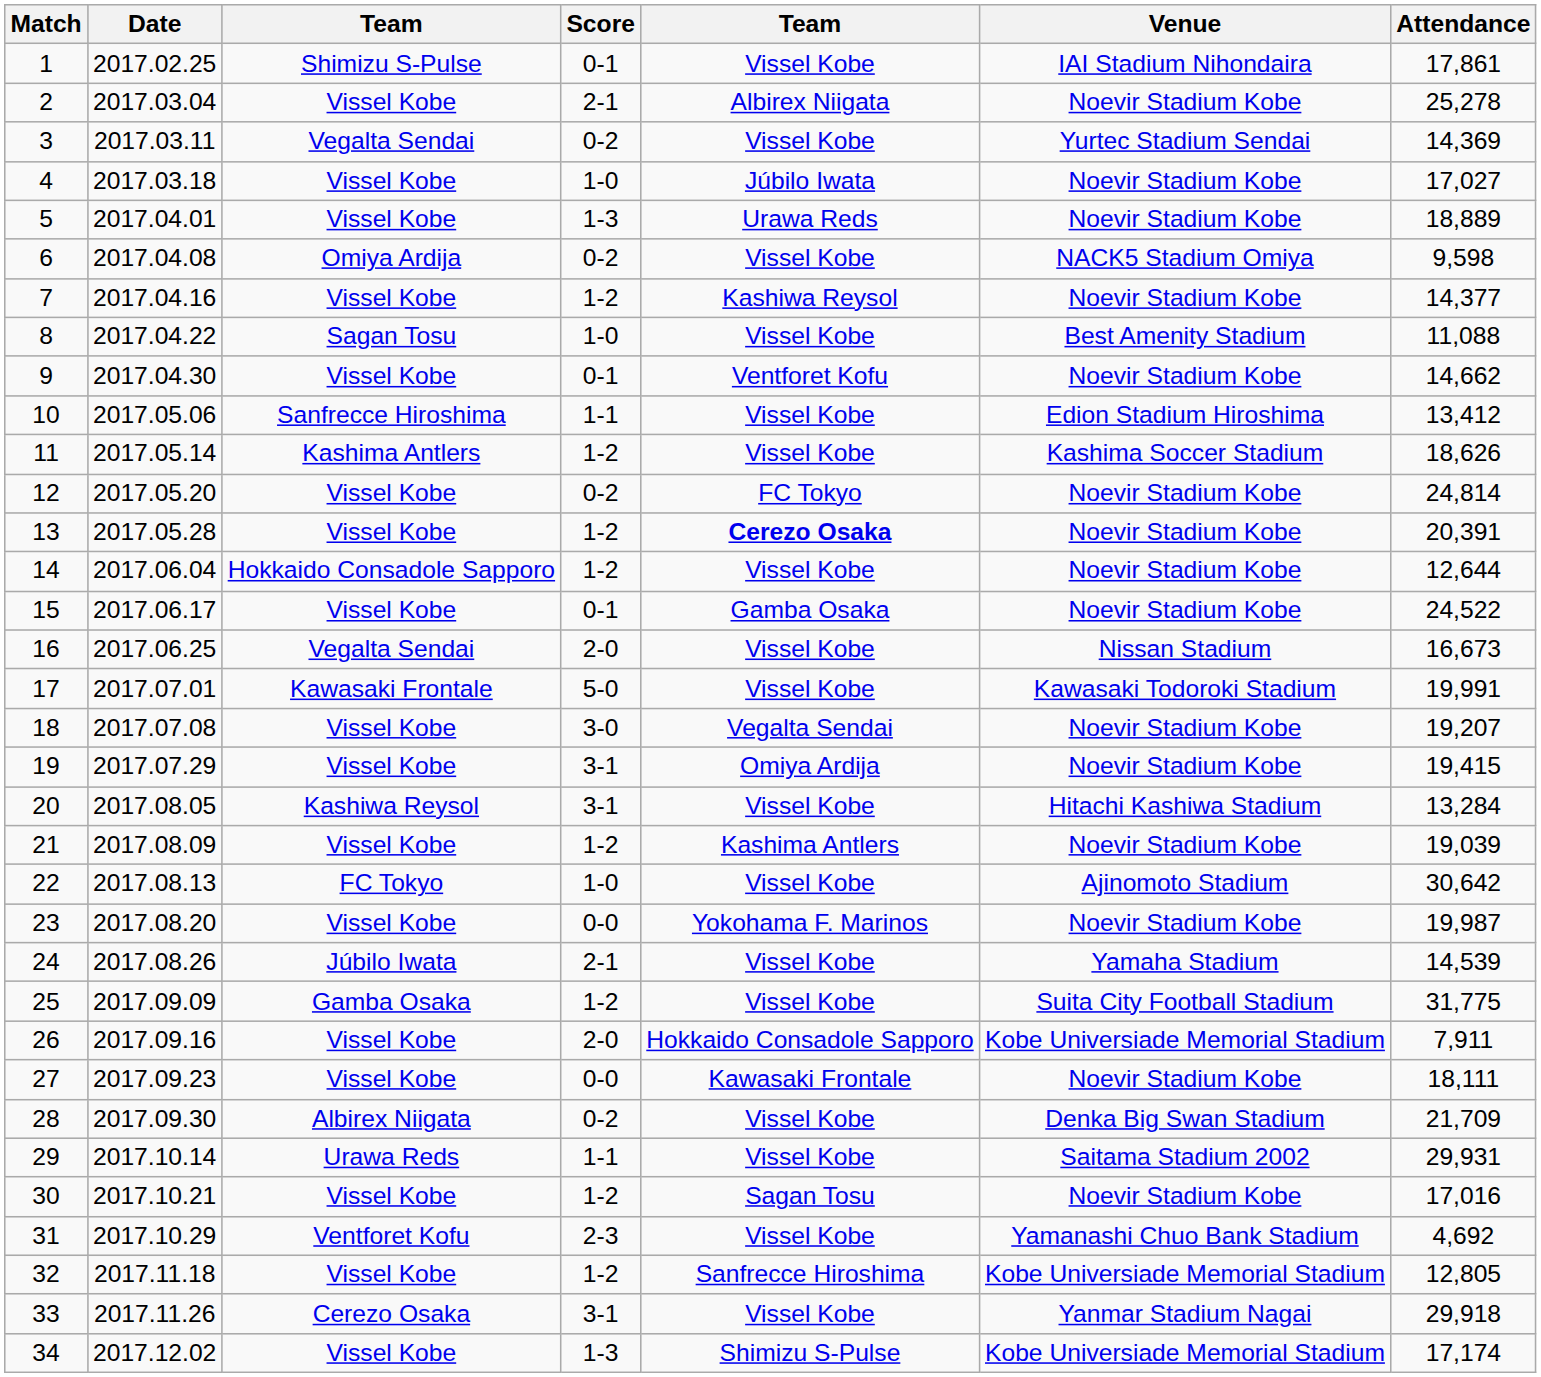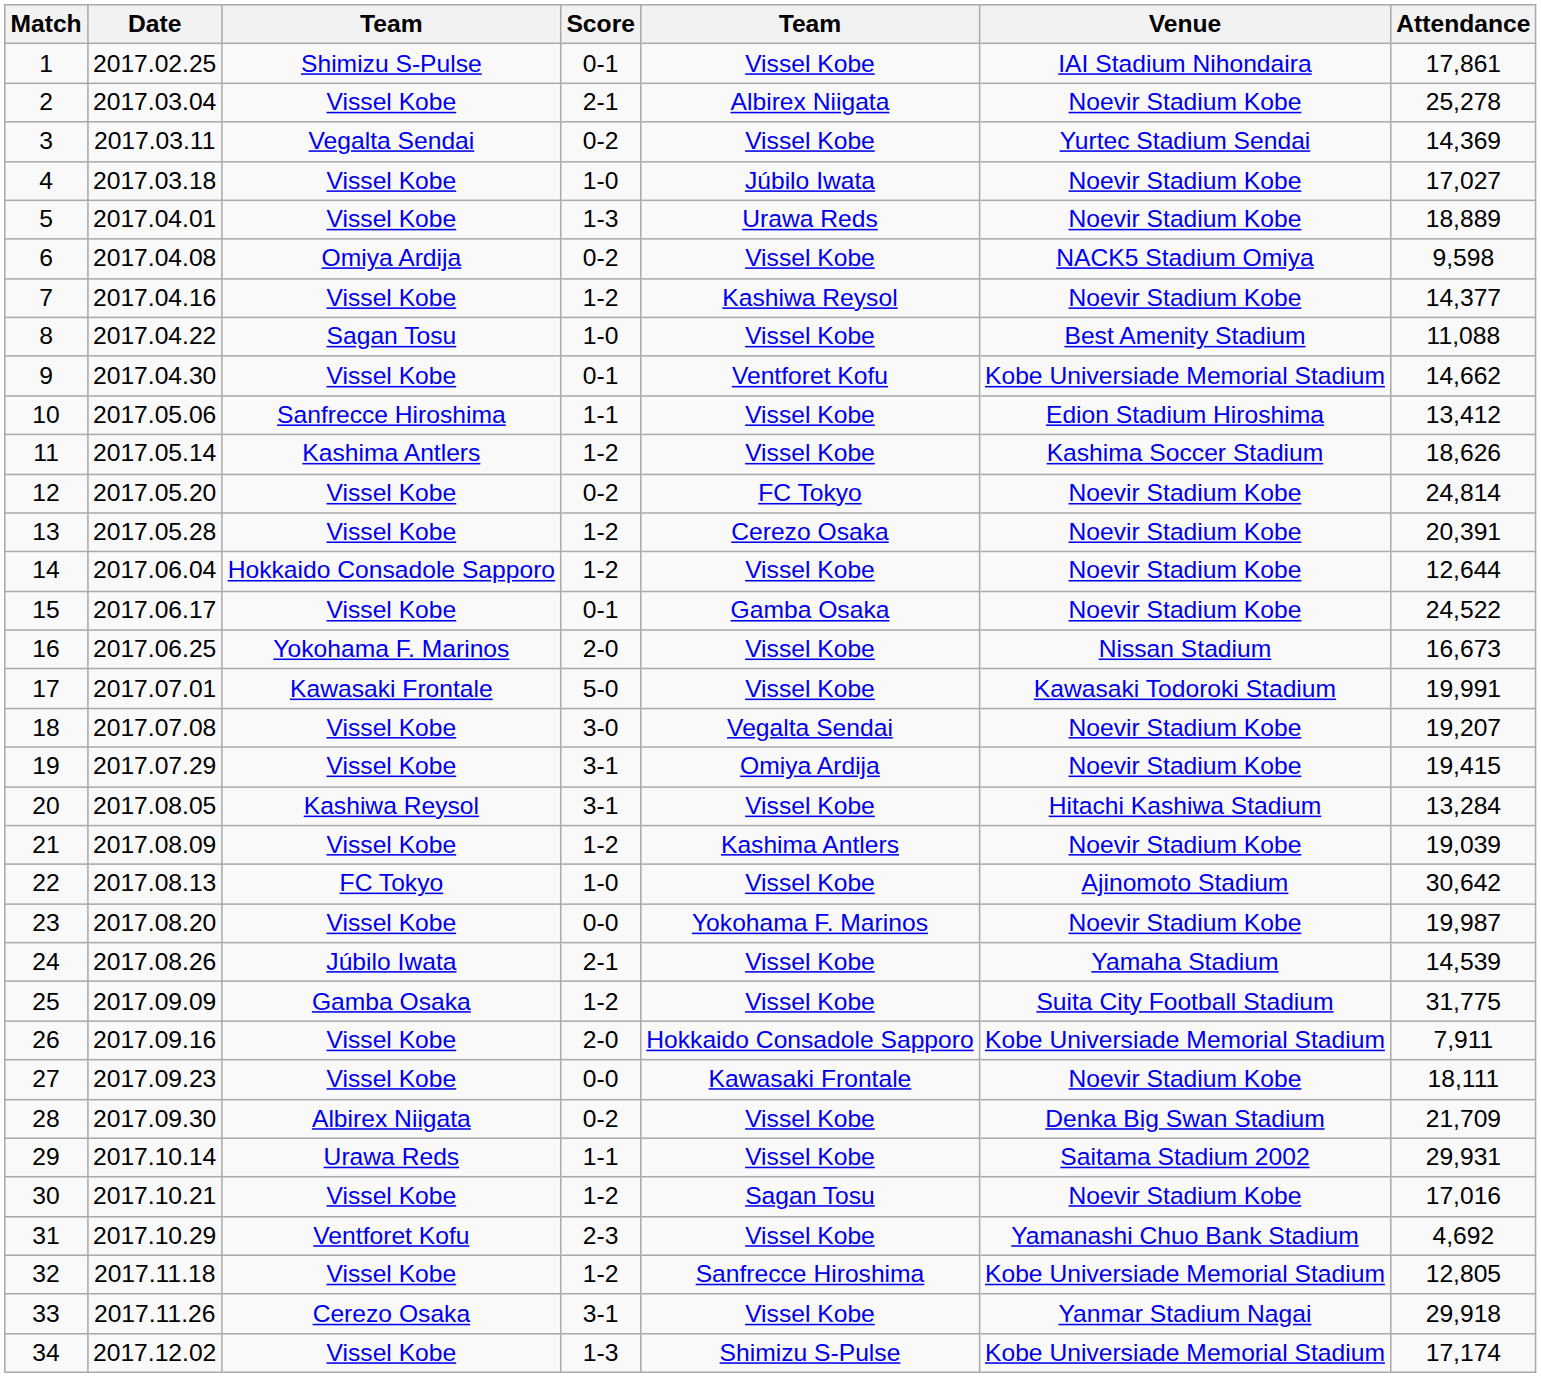(1185, 375) Noevir Stadium Kobe -> (1185, 375) Kobe Universiade Memorial Stadium
(810, 532) bold -> (810, 532) normal
(391, 649) Vegalta Sendai -> (391, 649) Yokohama F. Marinos
